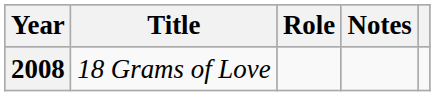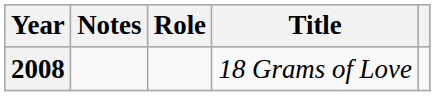columns swapped: (174, 25) <-> (380, 25)
